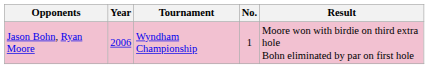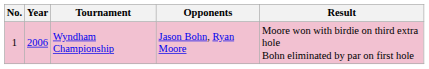columns swapped: (249, 13) <-> (56, 13)
